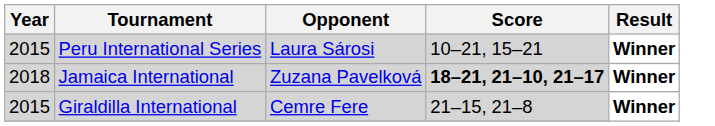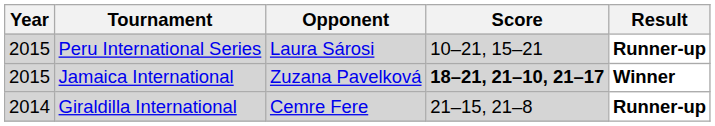(644, 49) Winner -> (660, 49) Runner-up
(29, 78) 2018 -> (29, 78) 2015
(29, 107) 2015 -> (29, 107) 2014
(644, 107) Winner -> (660, 107) Runner-up
